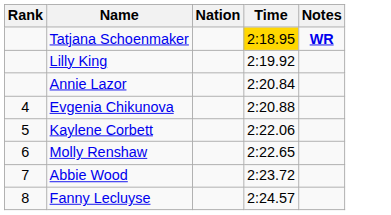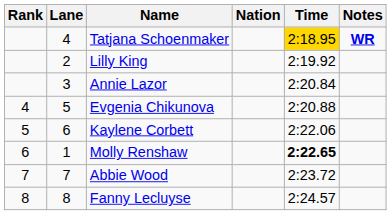+ column: (66, 15)
(271, 152) normal -> (312, 152) bold
